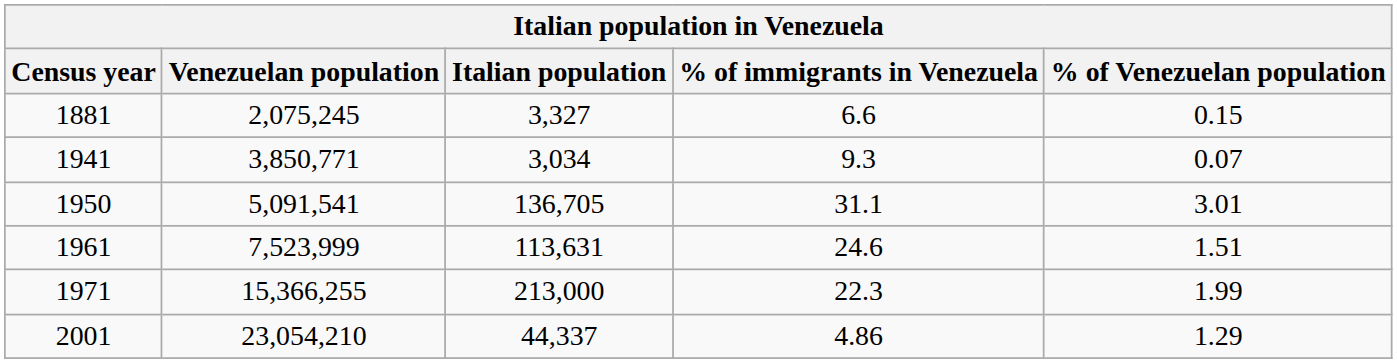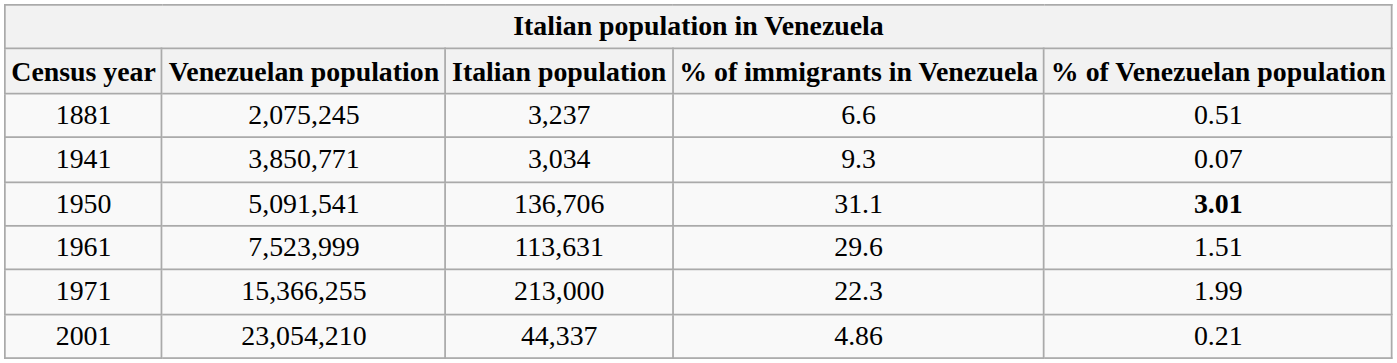(559, 114) 3,327 -> (559, 114) 3,237
(1218, 114) 0.15 -> (1218, 114) 0.51
(559, 203) 136,705 -> (559, 203) 136,706
(1218, 203) normal -> (1218, 203) bold
(859, 247) 24.6 -> (859, 247) 29.6
(1218, 335) 1.29 -> (1218, 335) 0.21
